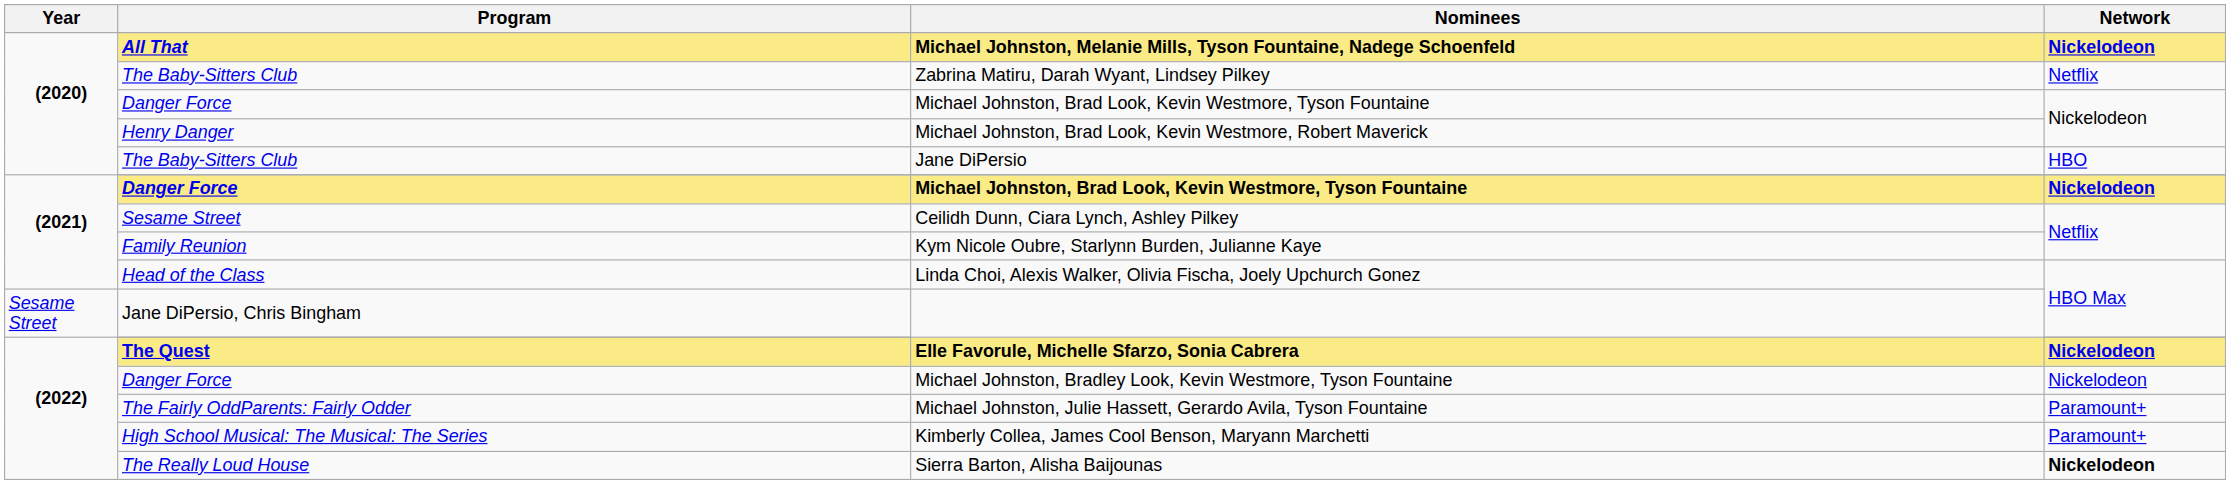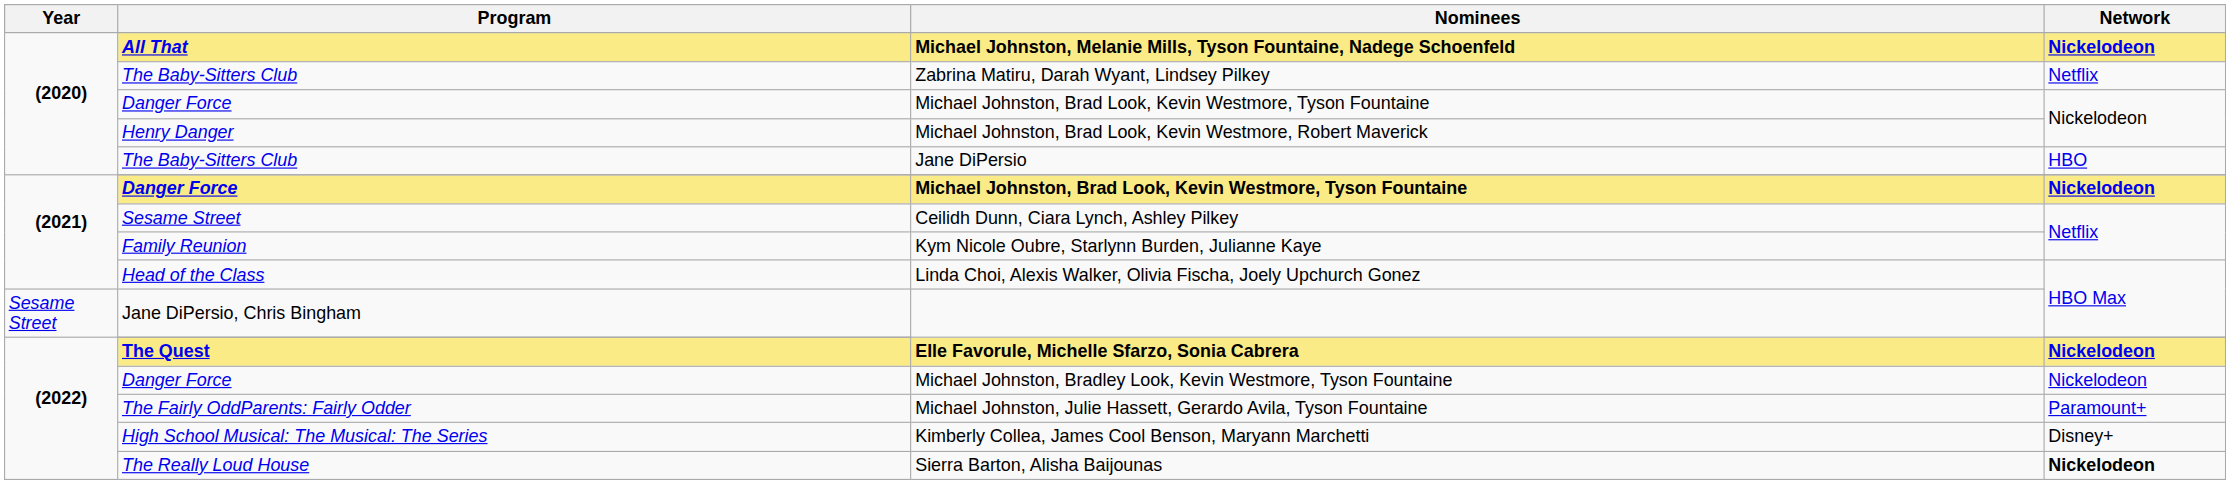(2097, 436) Paramount+ -> (2081, 436) Disney+
